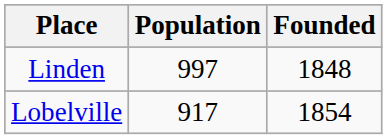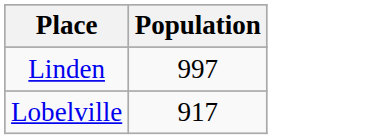- column: (324, 25)
